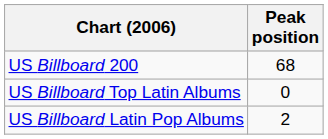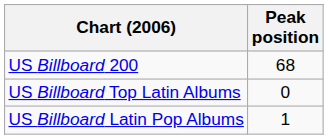(285, 119) 2 -> (285, 119) 1
